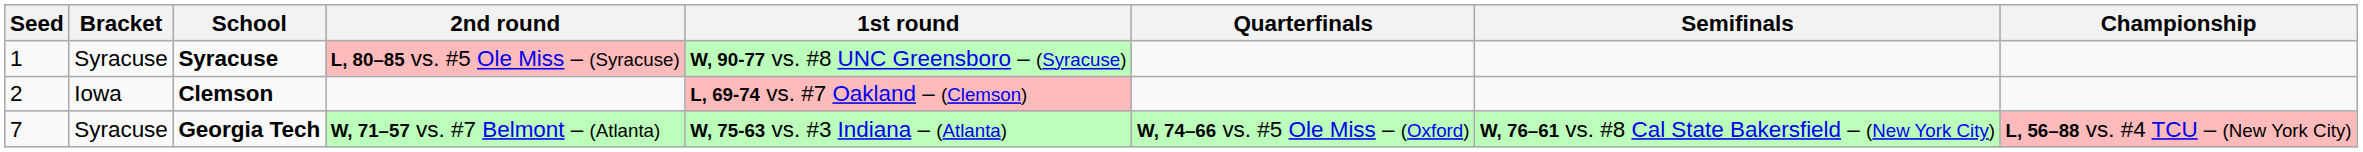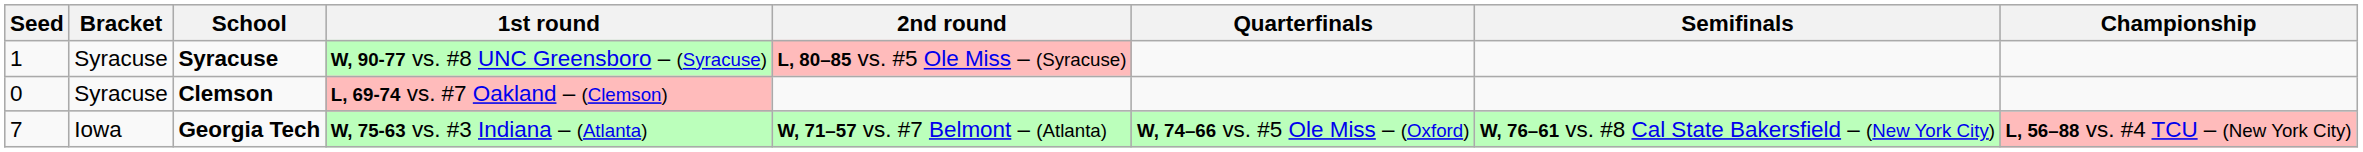columns swapped: (908, 23) <-> (505, 23)
(16, 94) 2 -> (16, 94) 0
(98, 94) Iowa -> (121, 94) Syracuse
(121, 129) Syracuse -> (98, 129) Iowa
